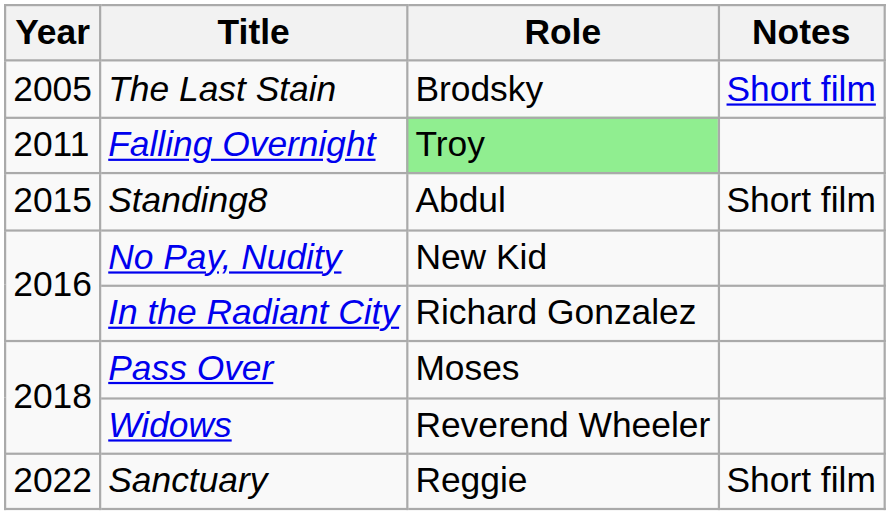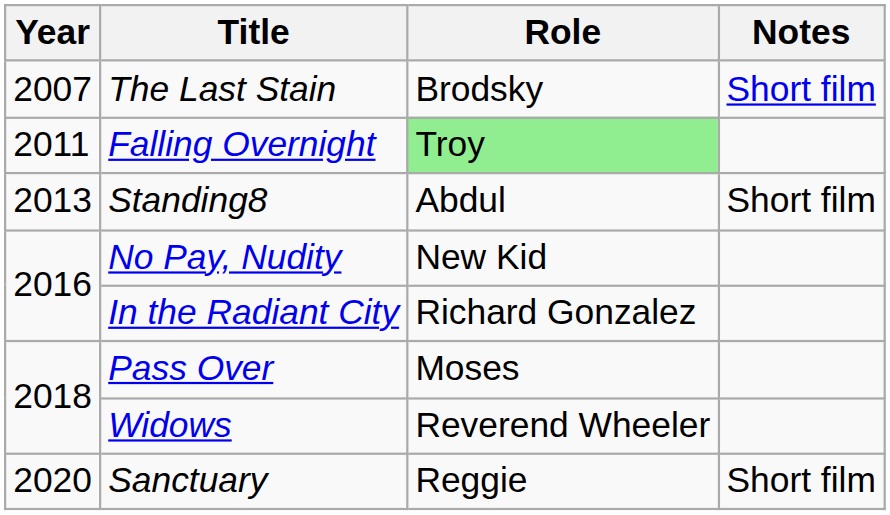(53, 88) 2005 -> (53, 88) 2007
(53, 200) 2015 -> (53, 200) 2013
(53, 481) 2022 -> (53, 481) 2020
